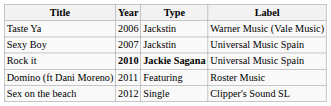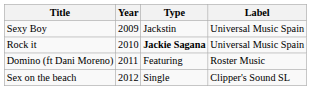- row: (24, 28)
(128, 45) 2007 -> (128, 28) 2009
(128, 61) bold -> (128, 45) normal
